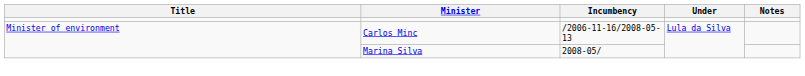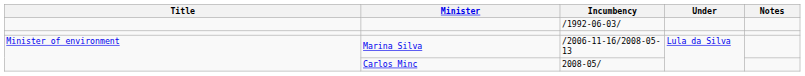+ row: (592, 24)
(390, 33) Carlos Minc -> (393, 46) Marina Silva
(393, 51) Marina Silva -> (390, 64) Carlos Minc
